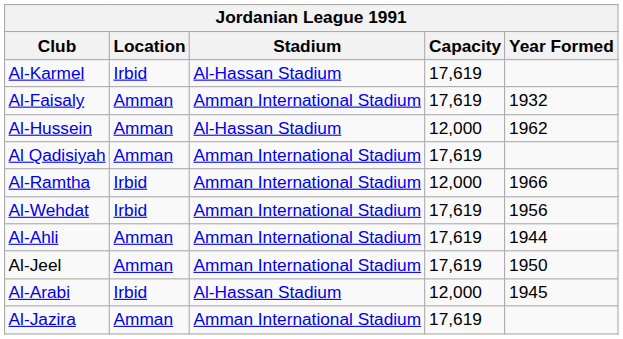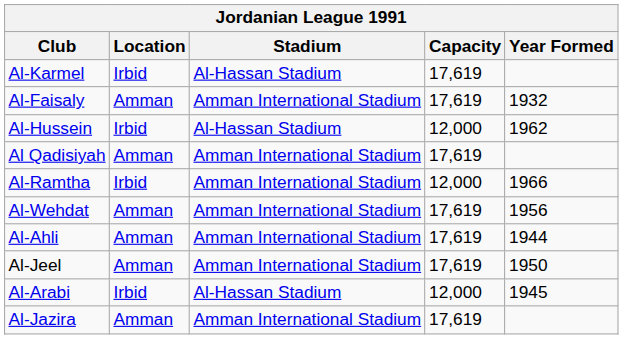(143, 127) Amman -> (130, 127) Irbid
(130, 210) Irbid -> (143, 210) Amman
